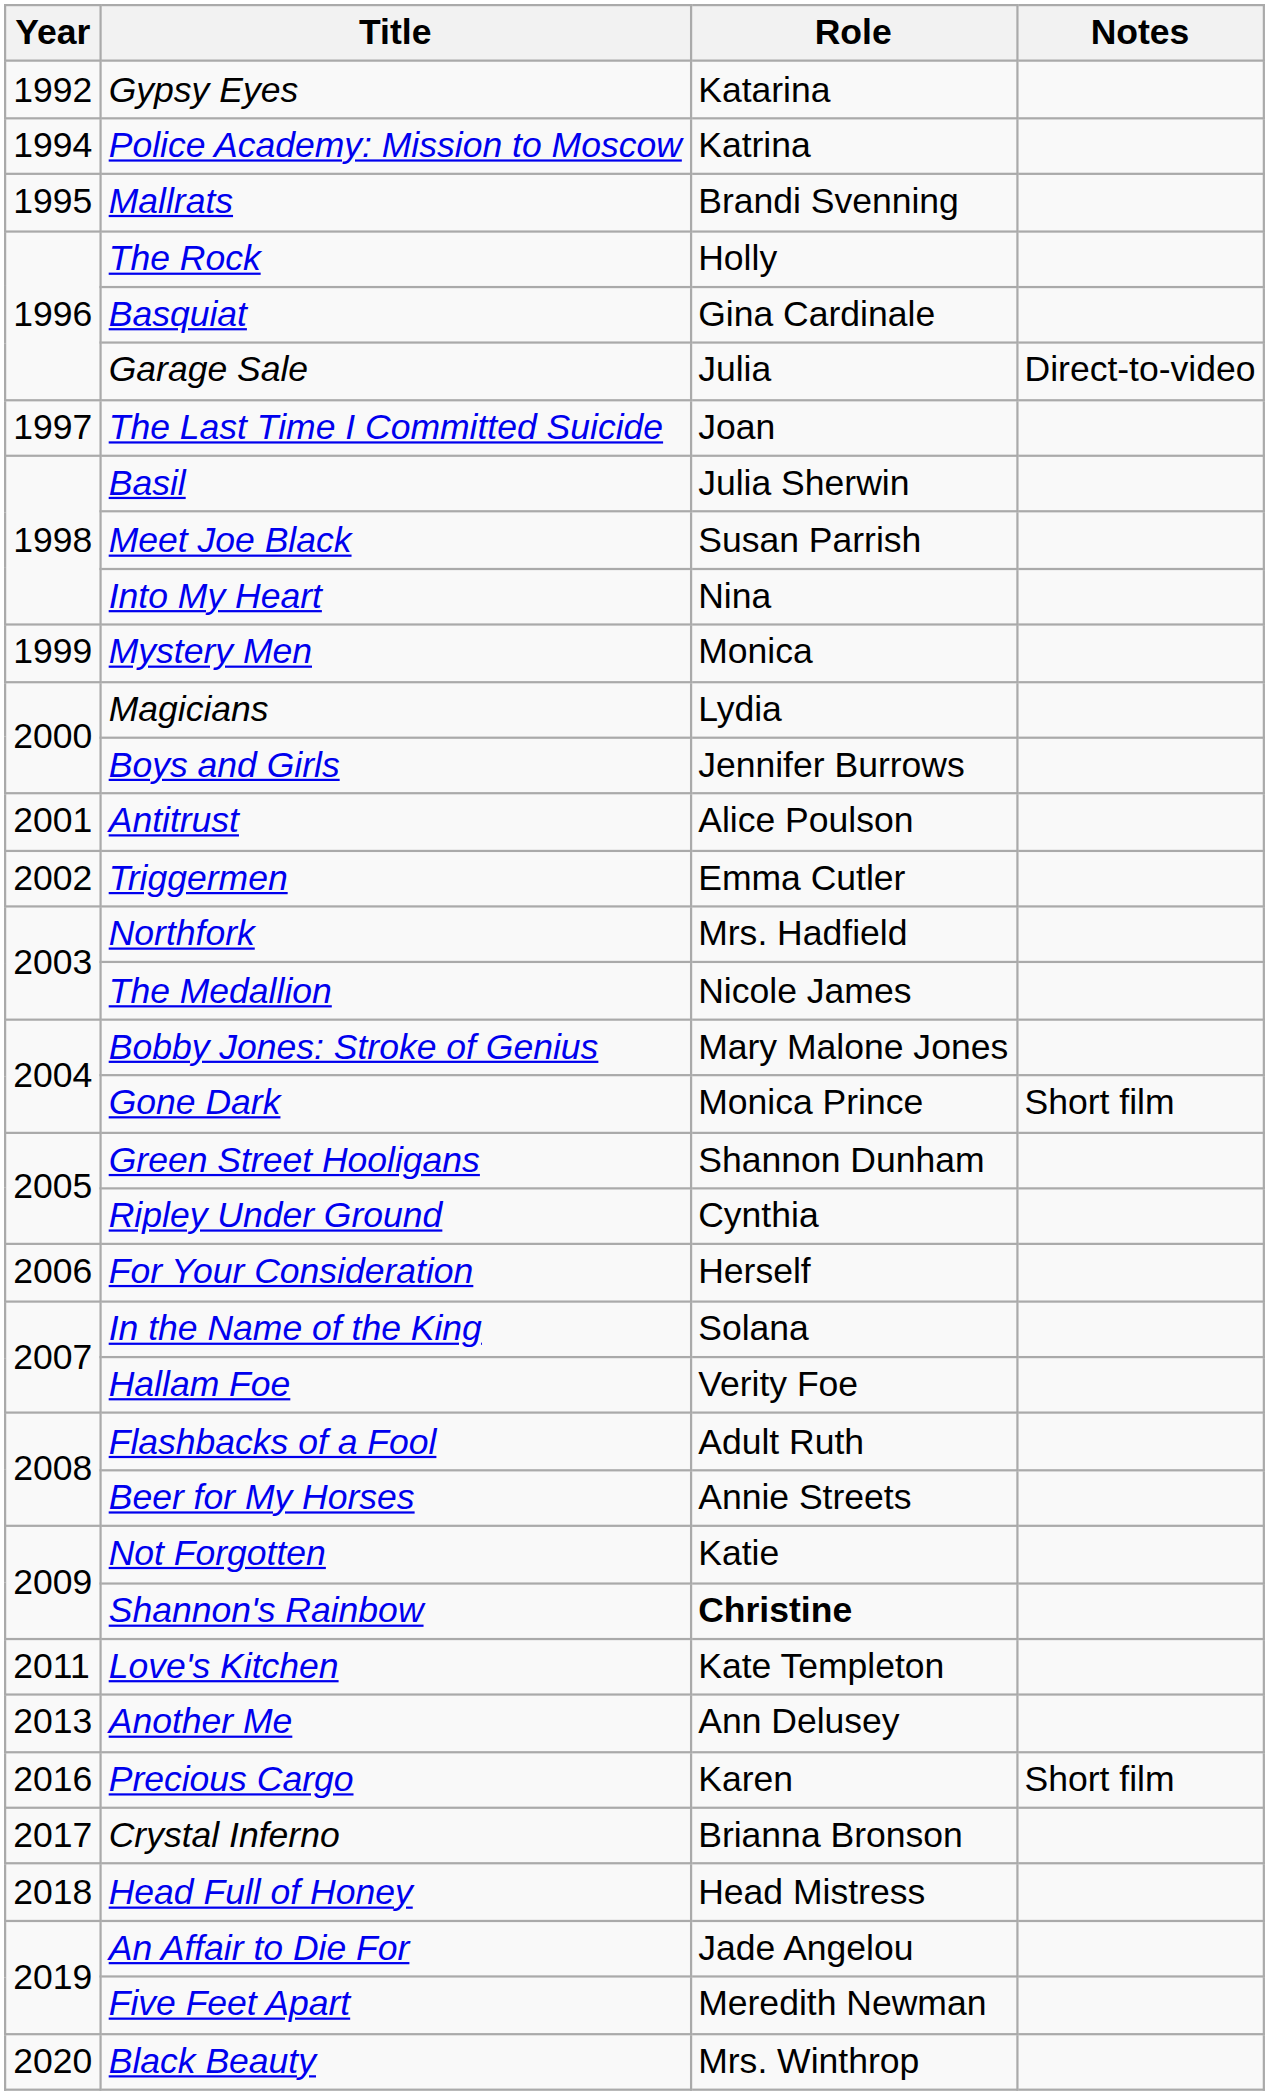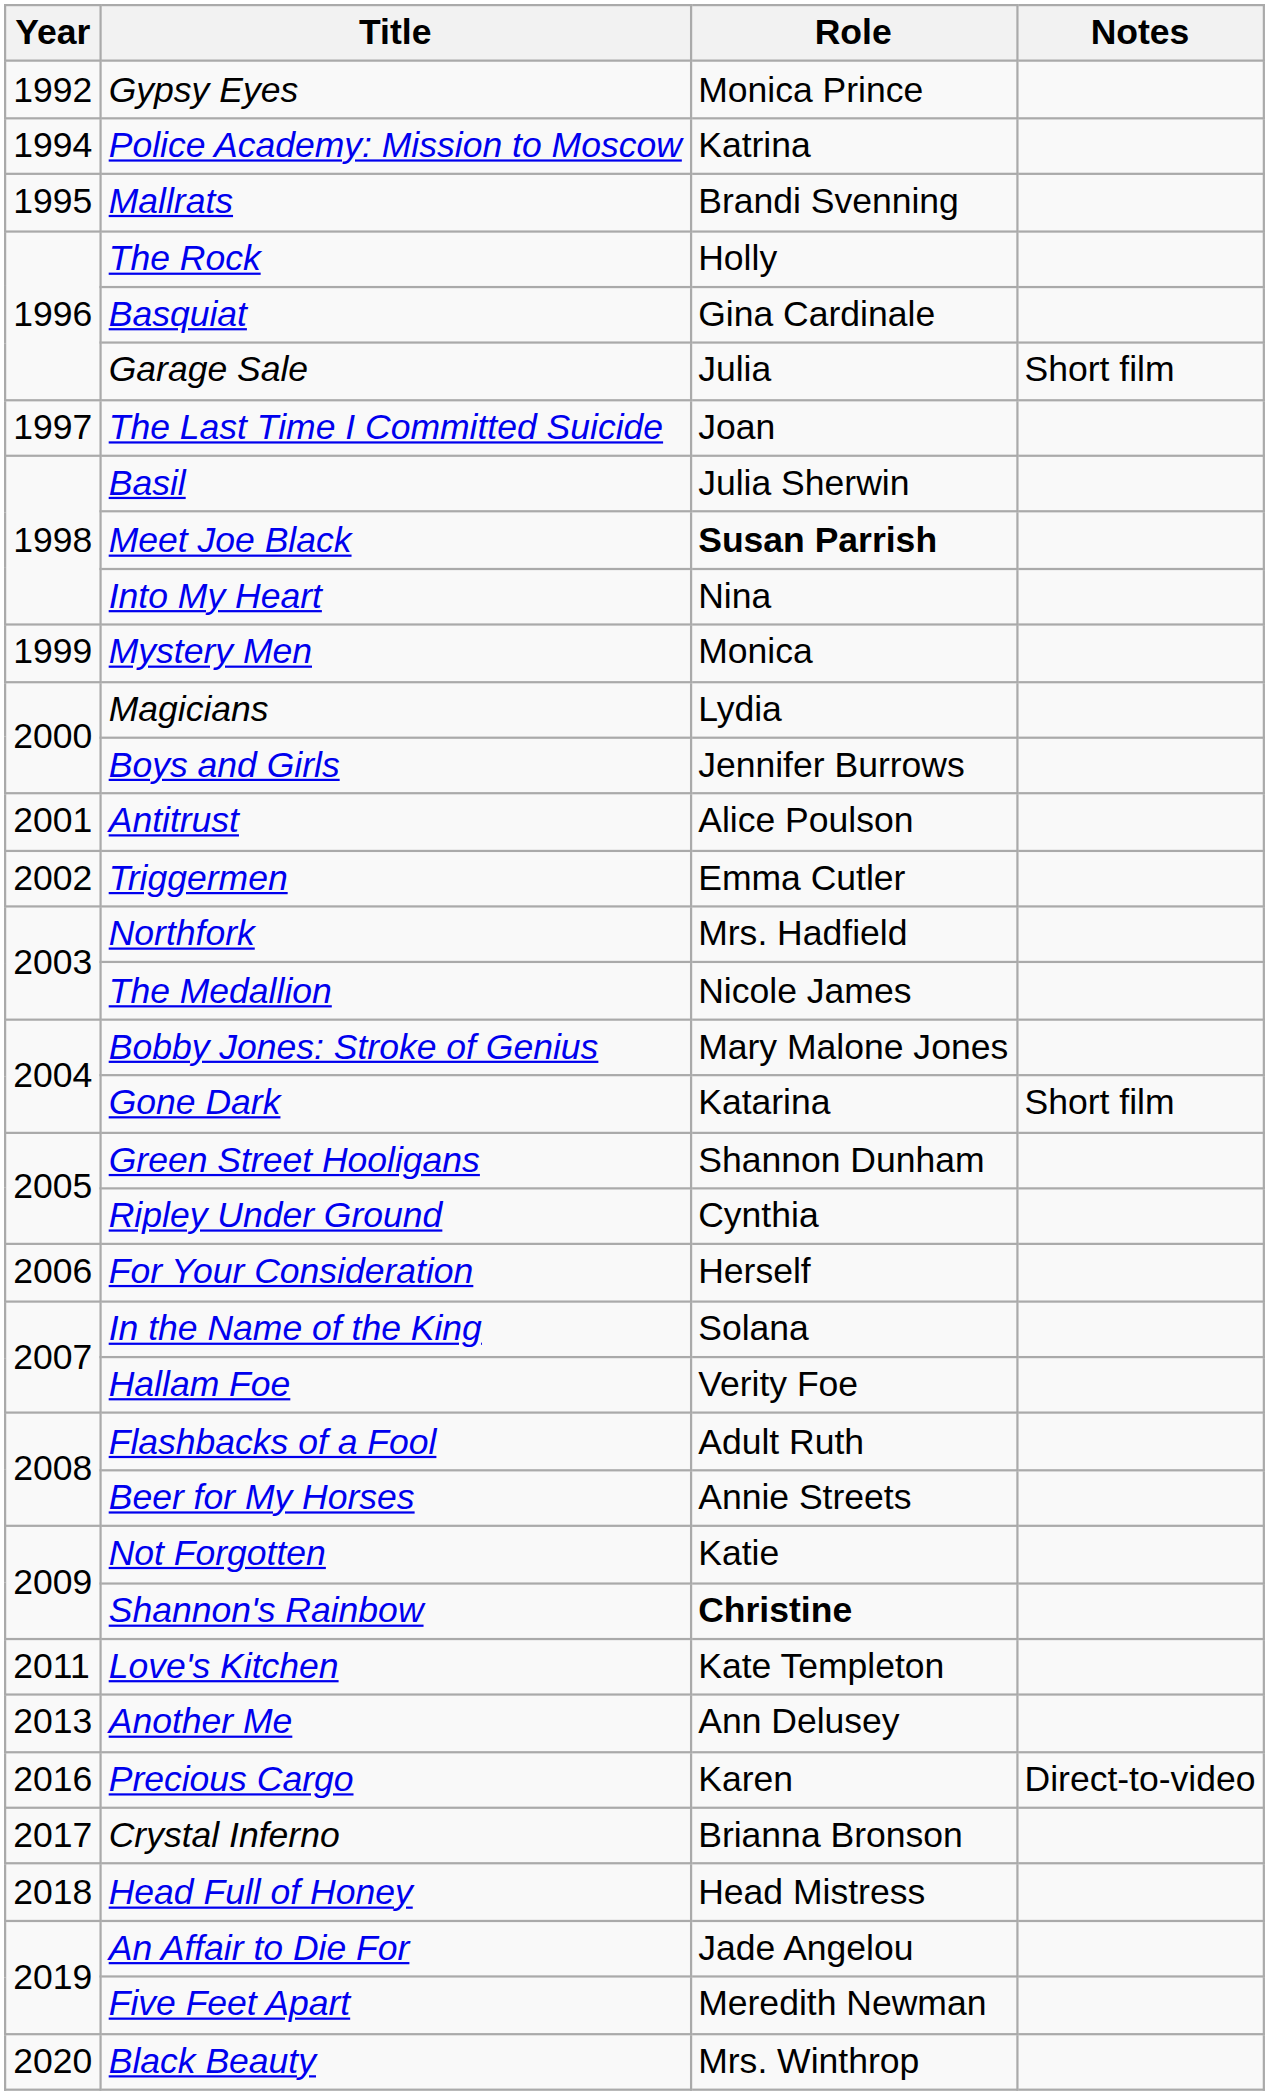(764, 88) Katarina -> (811, 88) Monica Prince
(1140, 370) Direct-to-video -> (1100, 370) Short film
(810, 539) normal -> (818, 539) bold
(811, 1102) Monica Prince -> (764, 1102) Katarina
(1100, 1778) Short film -> (1140, 1778) Direct-to-video
